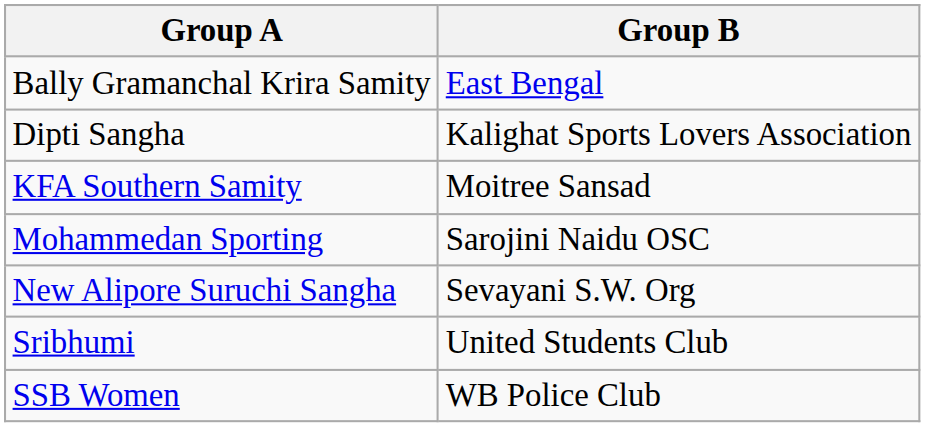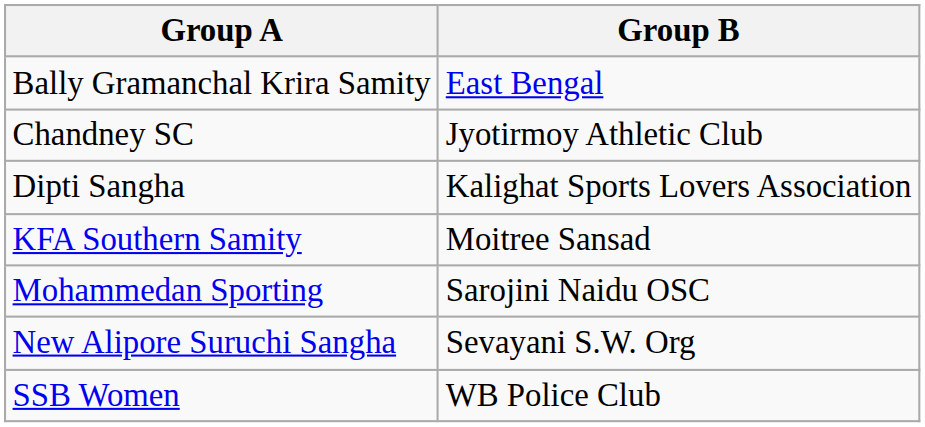+ row: (103, 134)
- row: (74, 342)
